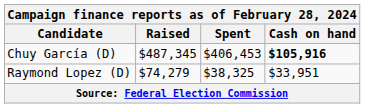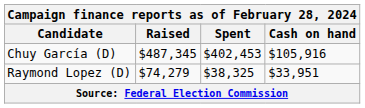(232, 54) $406,453 -> (232, 54) $402,453
(297, 54) bold -> (297, 54) normal
